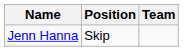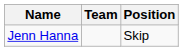columns swapped: (110, 14) <-> (159, 14)
